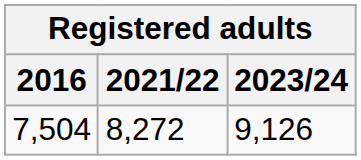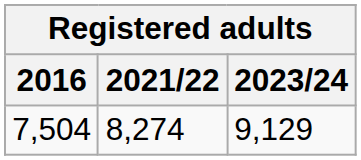(145, 129) 8,272 -> (145, 129) 8,274
(274, 129) 9,126 -> (274, 129) 9,129
